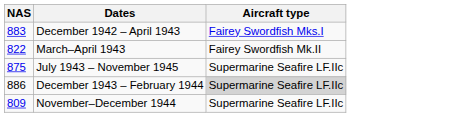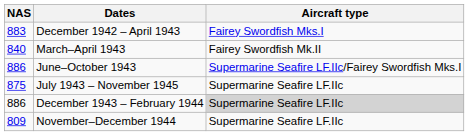(16, 49) 822 -> (16, 49) 840
+ row: (86, 67)
